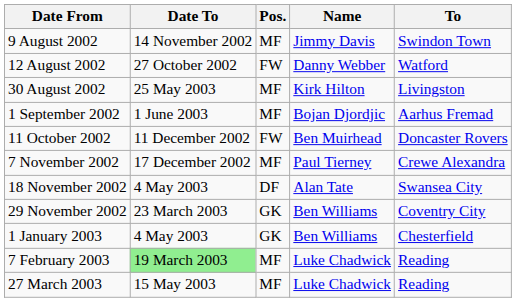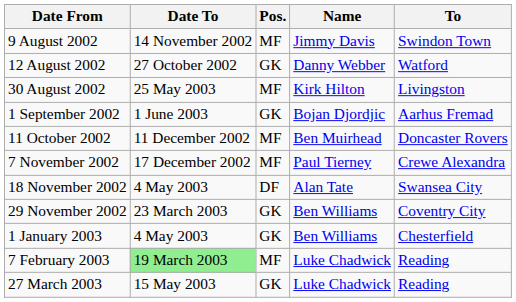(271, 65) FW -> (270, 65) GK
(270, 114) MF -> (270, 114) GK
(271, 138) FW -> (270, 138) MF
(270, 284) MF -> (270, 284) GK
